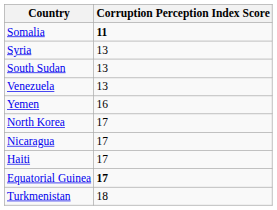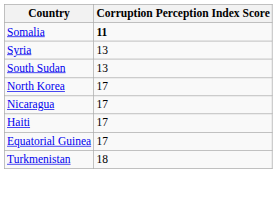- row: (31, 86)
- row: (23, 104)
(102, 178) bold -> (102, 141) normal
